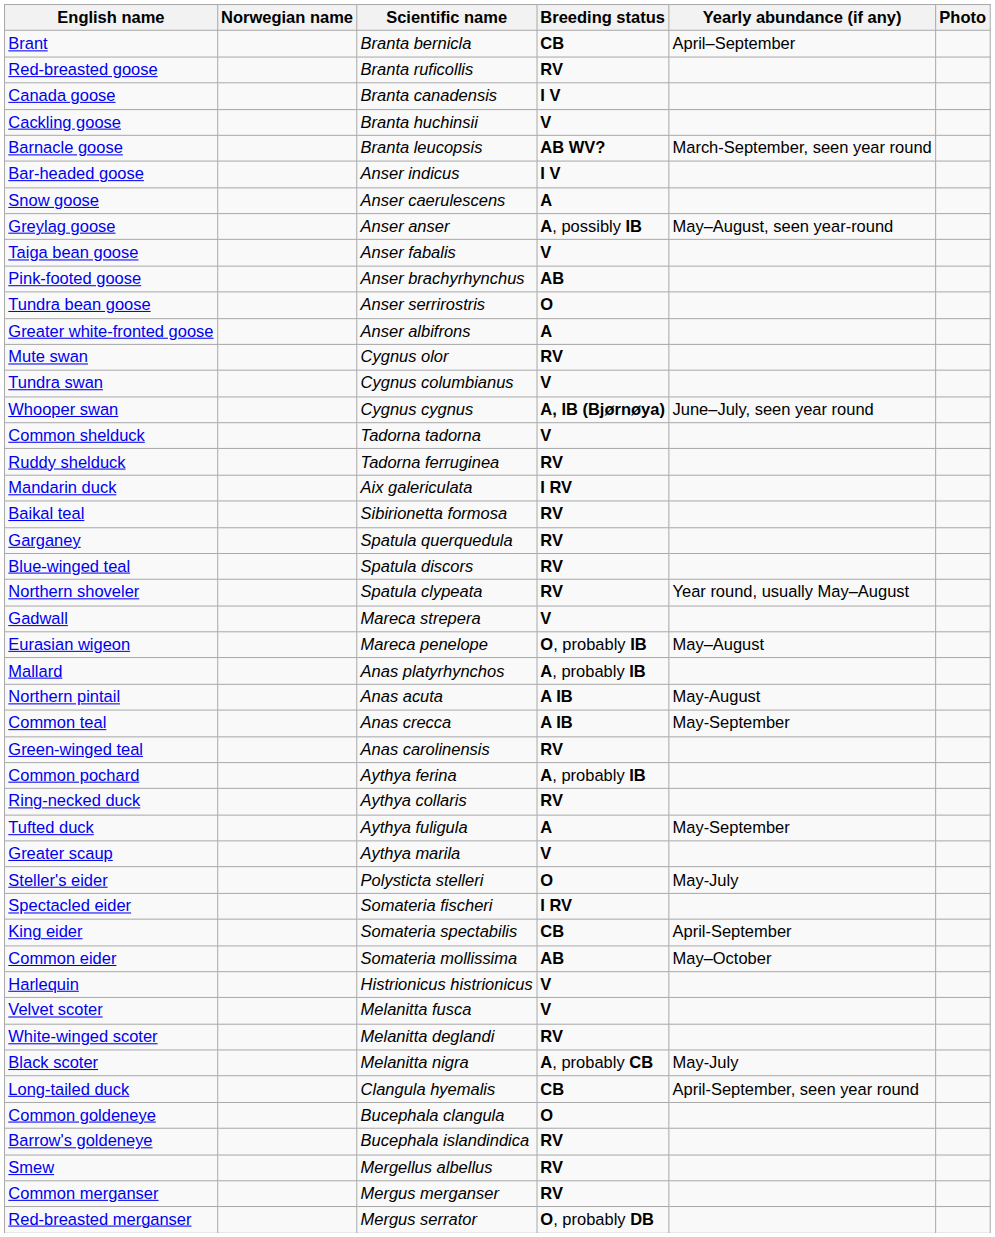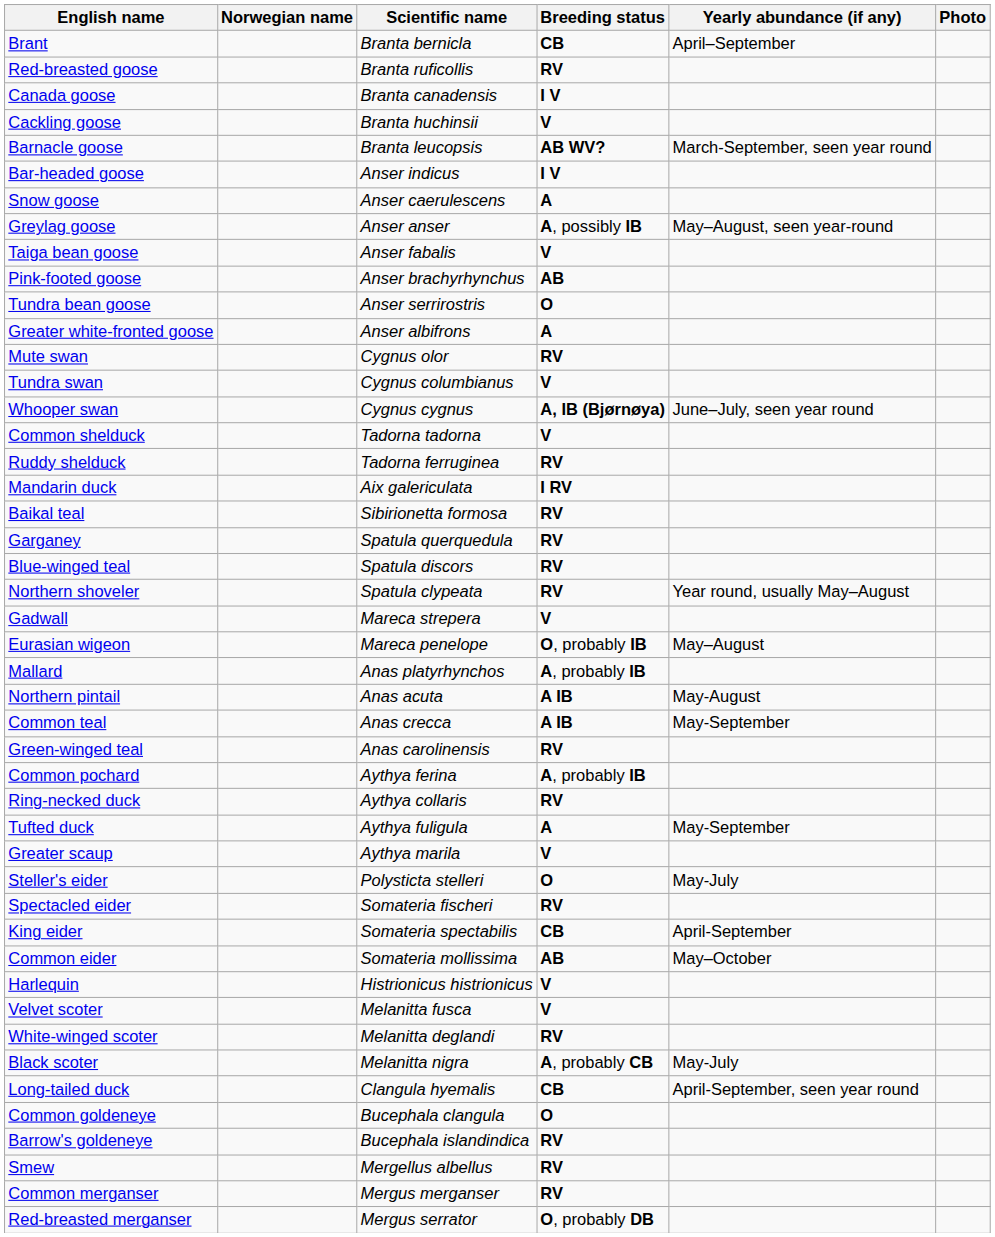(556, 906) I RV -> (552, 906) RV
